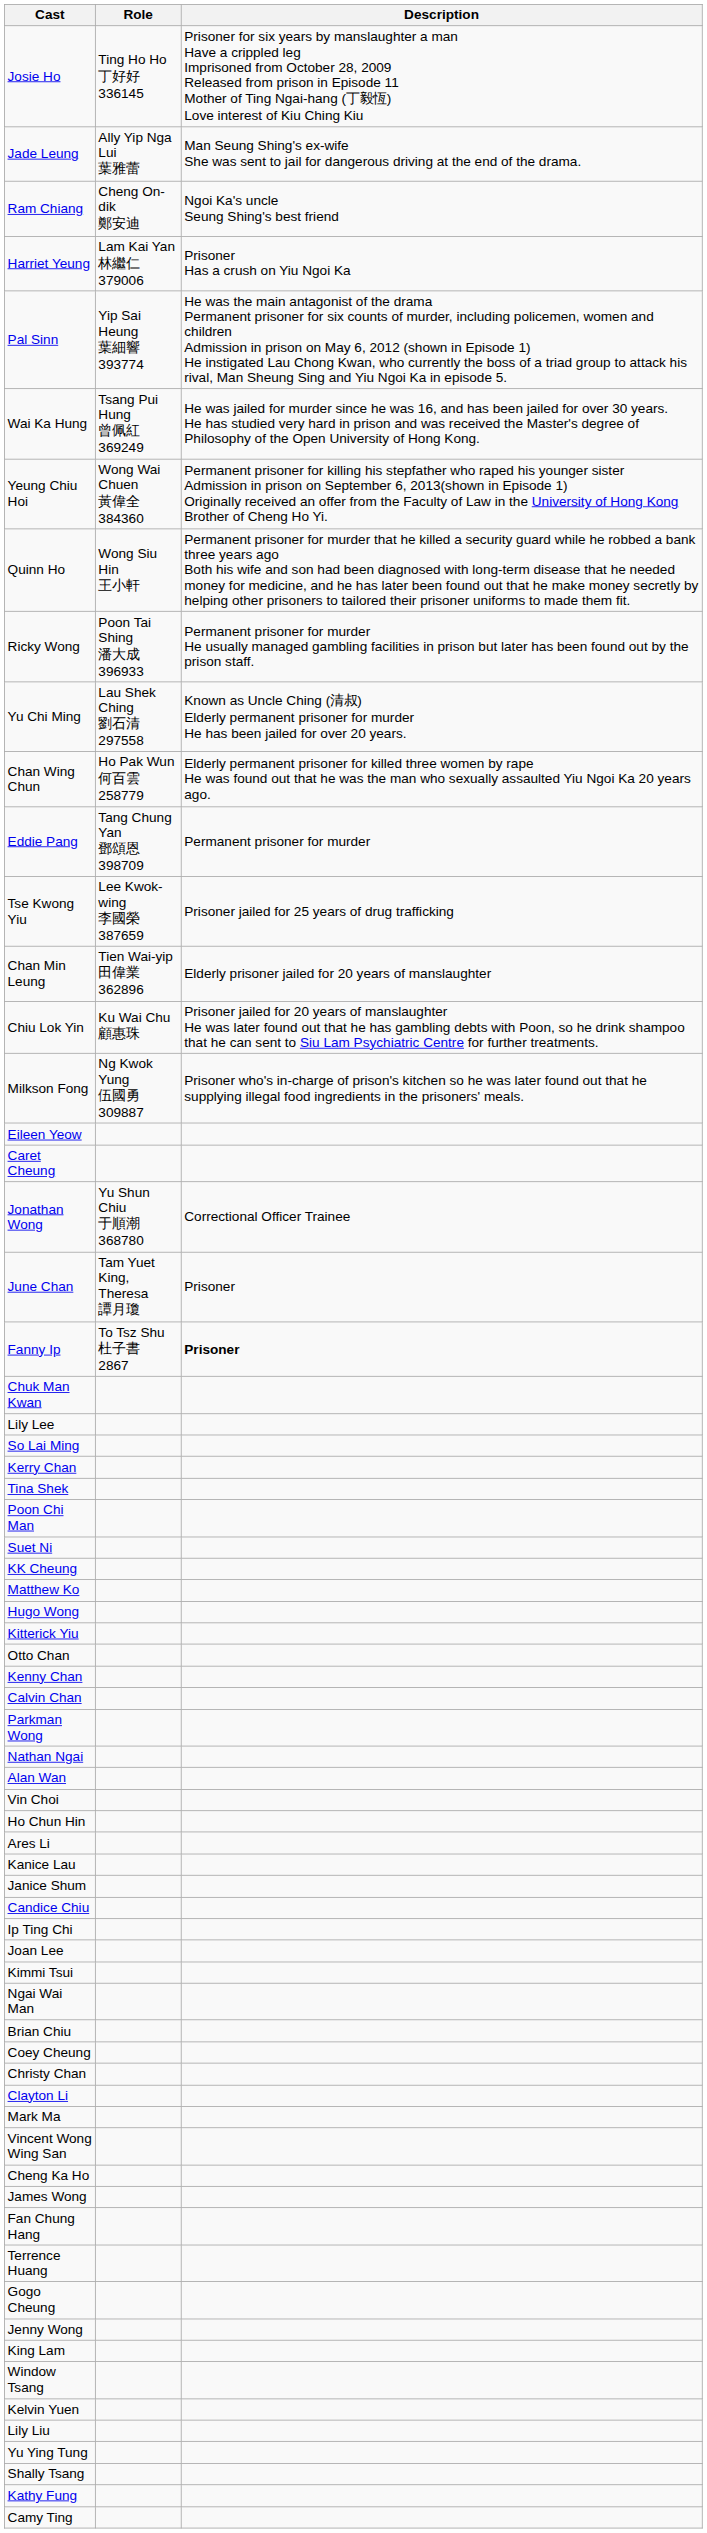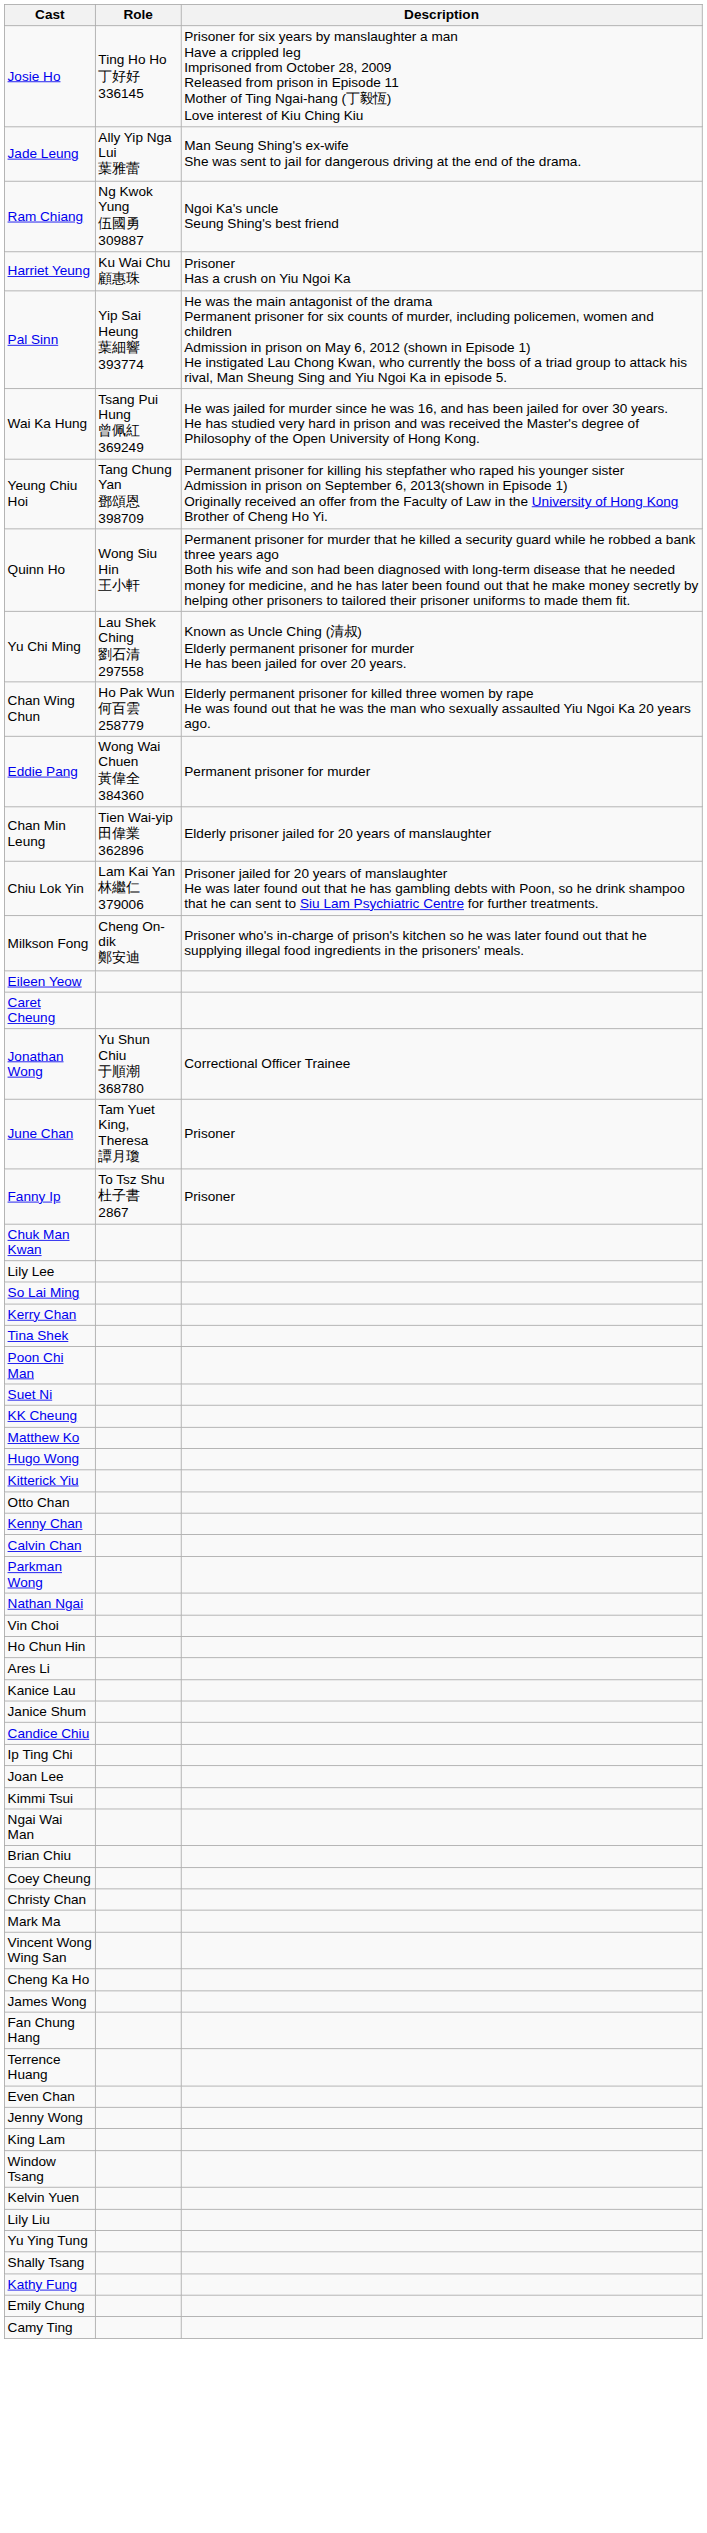(132, 207) Cheng On-dik 鄭安迪 -> (126, 216) Ng Kwok Yung 伍國勇 309887
(137, 263) Lam Kai Yan 林繼仁 379006 -> (134, 270) Ku Wai Chu 顧惠珠
(129, 493) Wong Wai Chuen 黃偉全 384360 -> (135, 493) Tang Chung Yan 鄧頌恩 398709
- row: (44, 646)
(135, 841) Tang Chung Yan 鄧頌恩 398709 -> (129, 771) Wong Wai Chuen 黃偉全 384360
- row: (41, 911)
(134, 1026) Ku Wai Chu 顧惠珠 -> (137, 888) Lam Kai Yan 林繼仁 379006
(126, 1088) Ng Kwok Yung 伍國勇 309887 -> (132, 942) Cheng On-dik 鄭安迪
(212, 1349) bold -> (210, 1196) normal
- row: (37, 1778)
- row: (38, 2095)
- row: (31, 2300)
+ row: (41, 2096)
+ row: (46, 2306)
